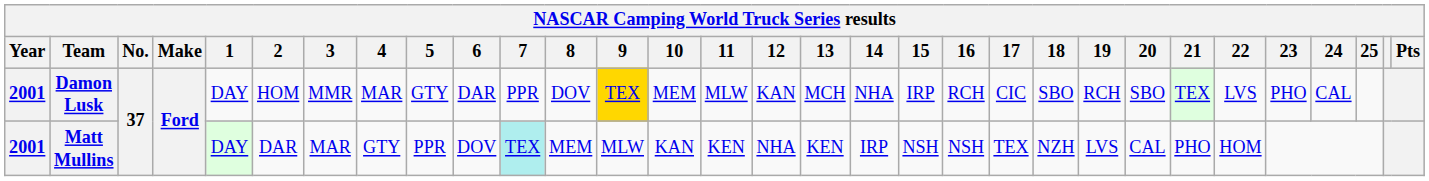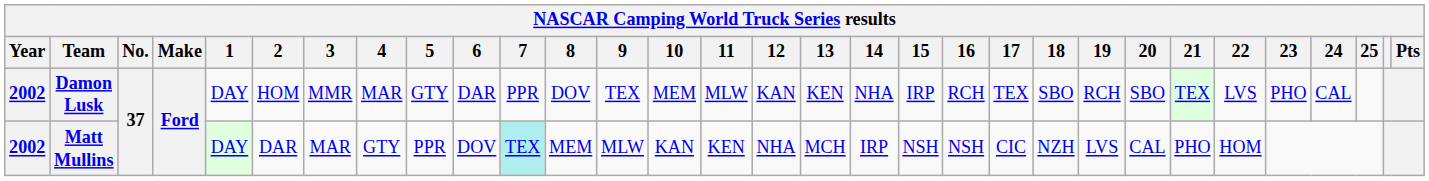(27, 94) 2001 -> (27, 94) 2002
(622, 94) gold background -> (622, 94) no background
(825, 94) MCH -> (825, 94) KEN
(1011, 94) CIC -> (1011, 94) TEX
(27, 148) 2001 -> (27, 148) 2002
(825, 148) KEN -> (825, 148) MCH
(1011, 148) TEX -> (1011, 148) CIC
